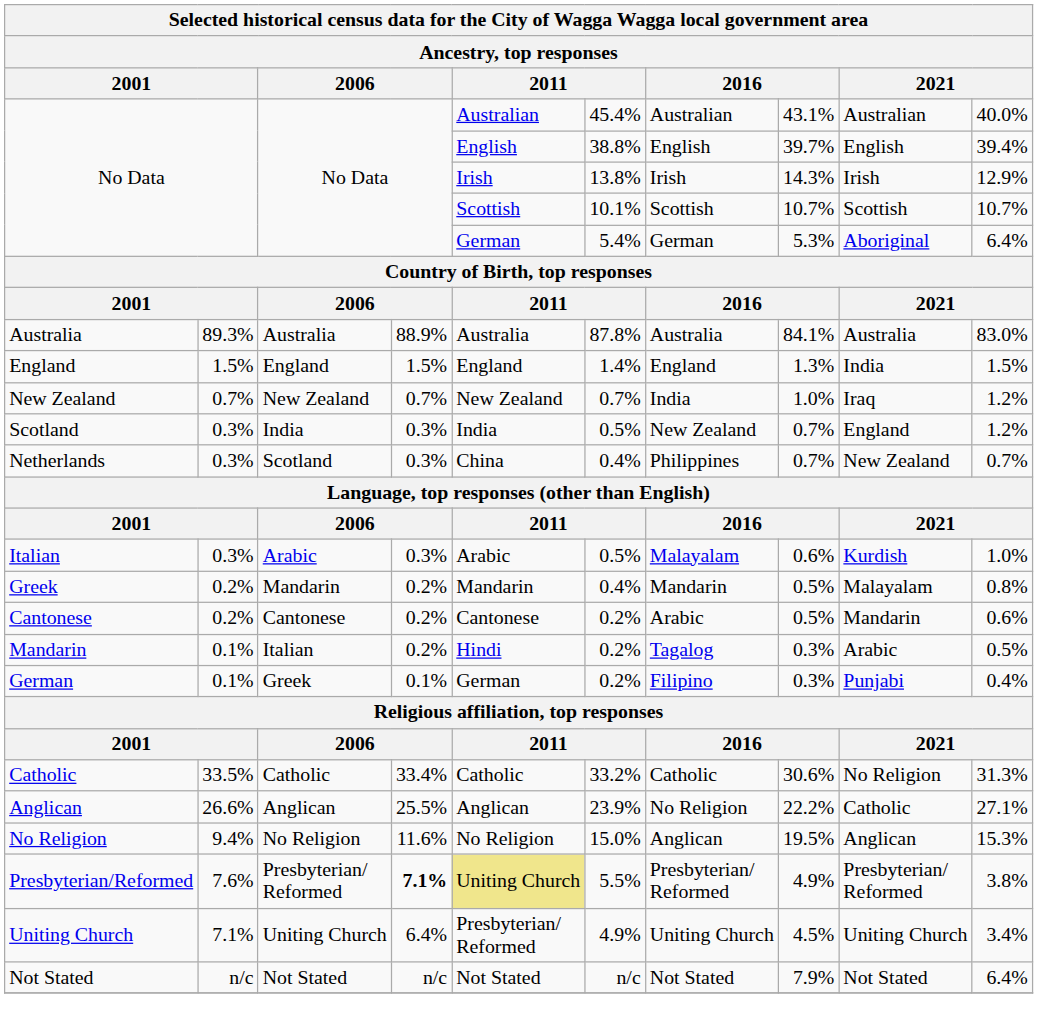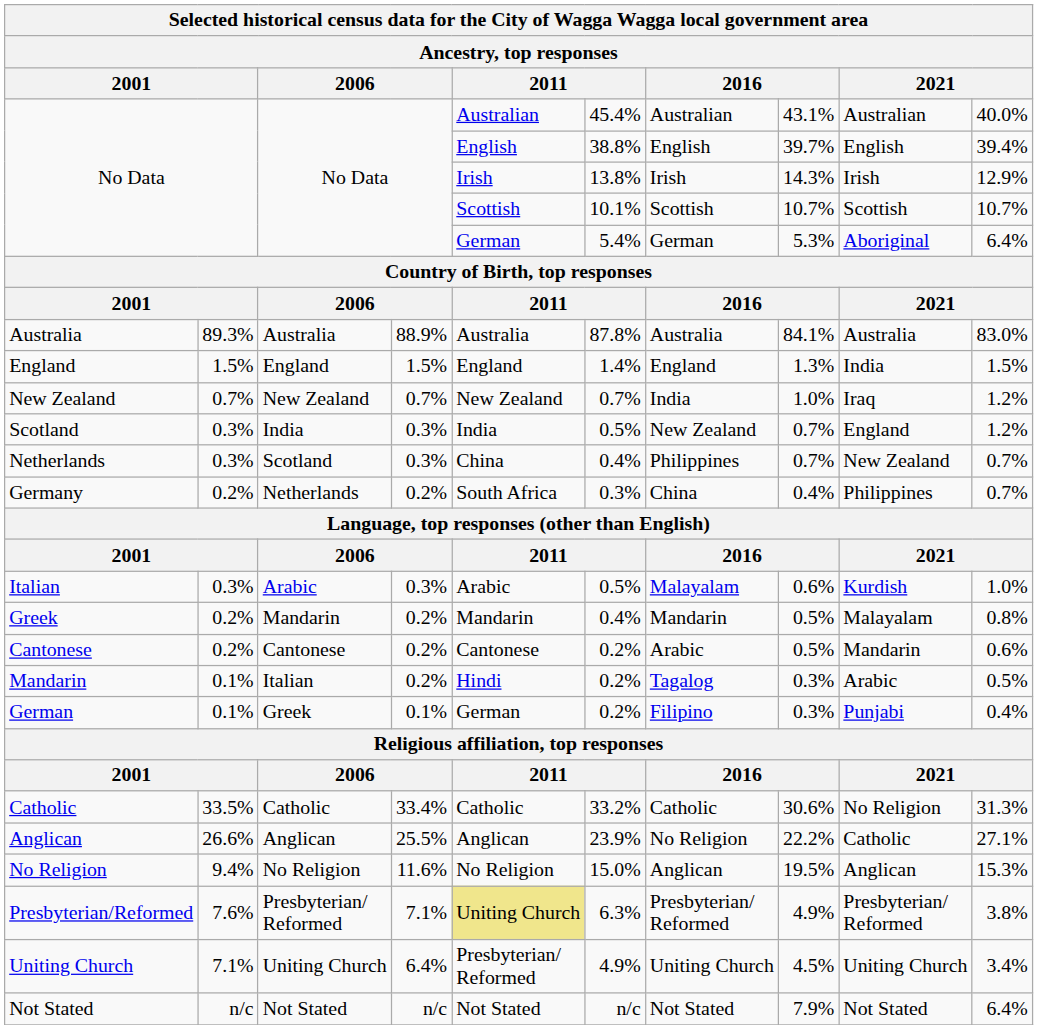+ row: (46, 492)
(425, 880) bold -> (426, 912) normal
(620, 880) 5.5% -> (620, 912) 6.3%
